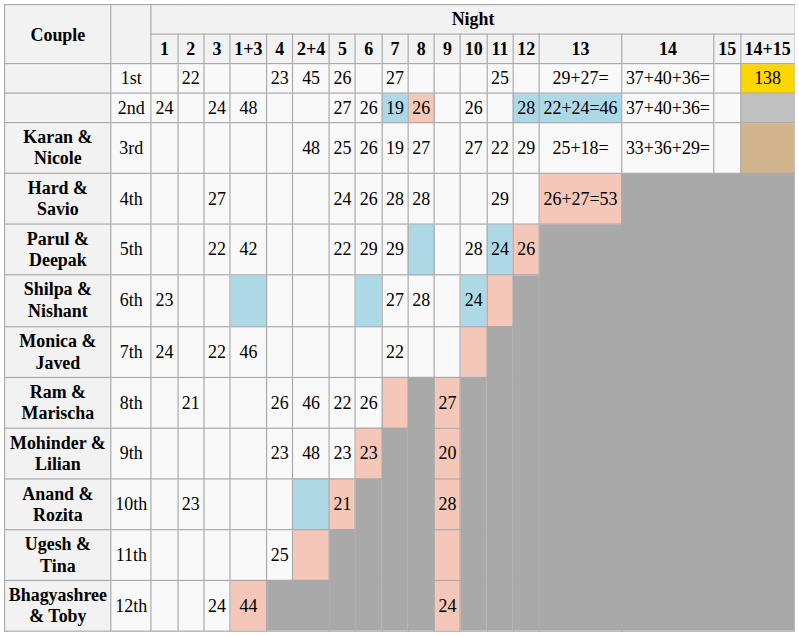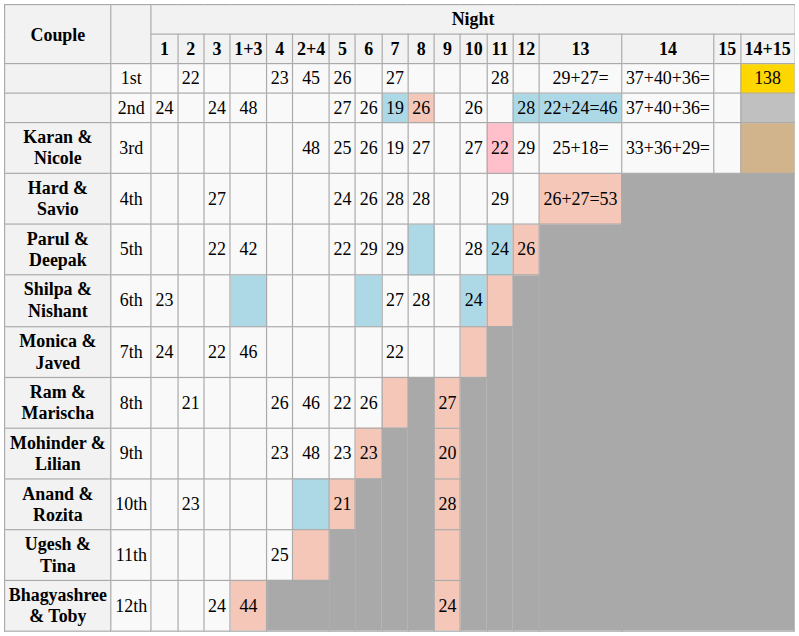(500, 78) 25 -> (500, 78) 28
(500, 148) no background -> (500, 148) pink background
